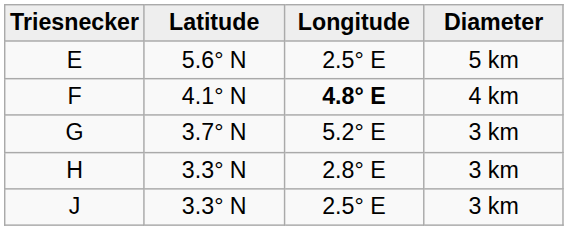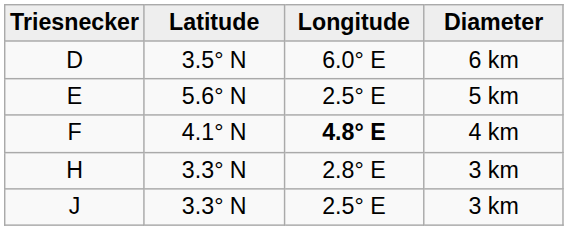+ row: (75, 59)
- row: (75, 133)
